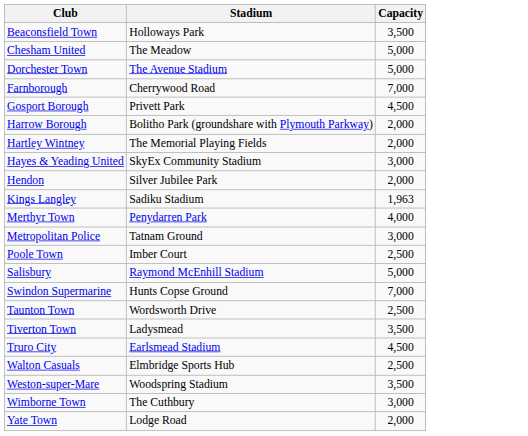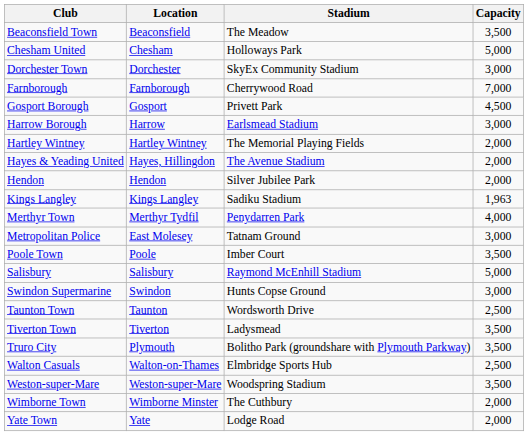+ column: (175, 13)
(167, 32) Holloways Park -> (258, 32) The Meadow
(160, 50) The Meadow -> (264, 50) Holloways Park
(178, 69) The Avenue Stadium -> (293, 69) SkyEx Community Stadium
(401, 69) 5,000 -> (498, 69) 3,000
(251, 124) Bolitho Park (groundshare with Plymouth Parkway) -> (272, 124) Earlsmead Stadium
(401, 124) 2,000 -> (498, 124) 3,000
(195, 161) SkyEx Community Stadium -> (276, 161) The Avenue Stadium
(401, 161) 3,000 -> (498, 161) 2,000
(401, 254) 2,500 -> (498, 254) 3,500
(401, 291) 7,000 -> (498, 291) 3,000
(175, 347) Earlsmead Stadium -> (349, 347) Bolitho Park (groundshare with Plymouth Parkway)
(401, 347) 4,500 -> (498, 347) 3,500
(401, 402) 3,000 -> (498, 402) 2,000
